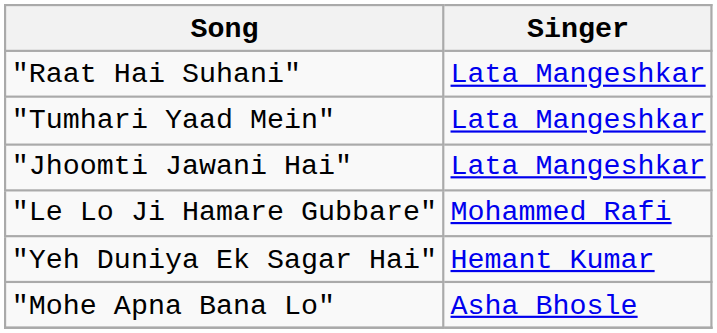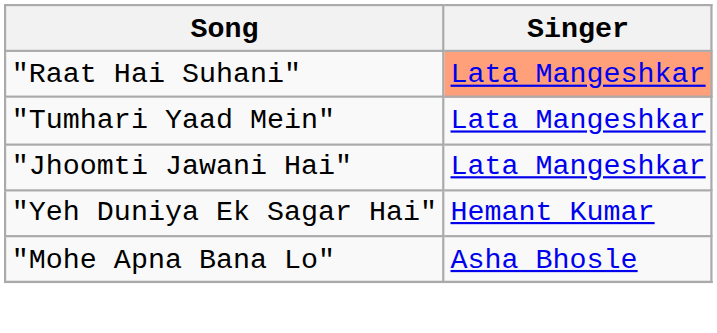(578, 74) no background -> (578, 74) lightsalmon background
- row: (224, 213)
